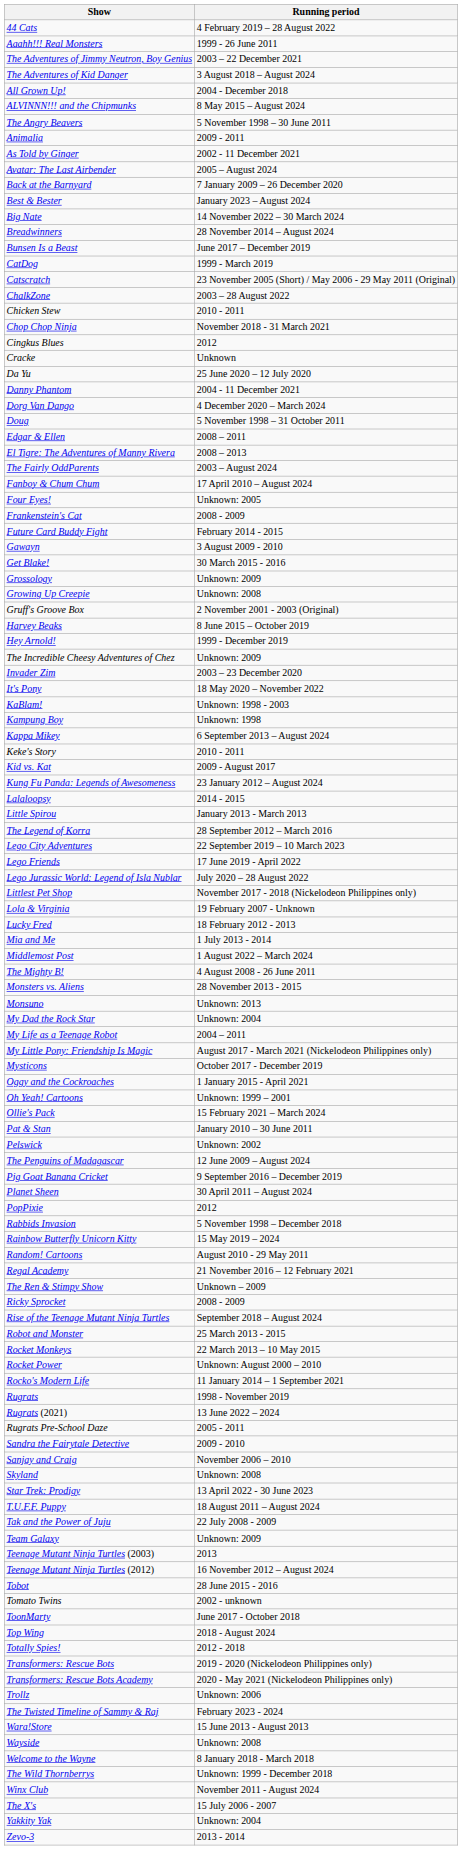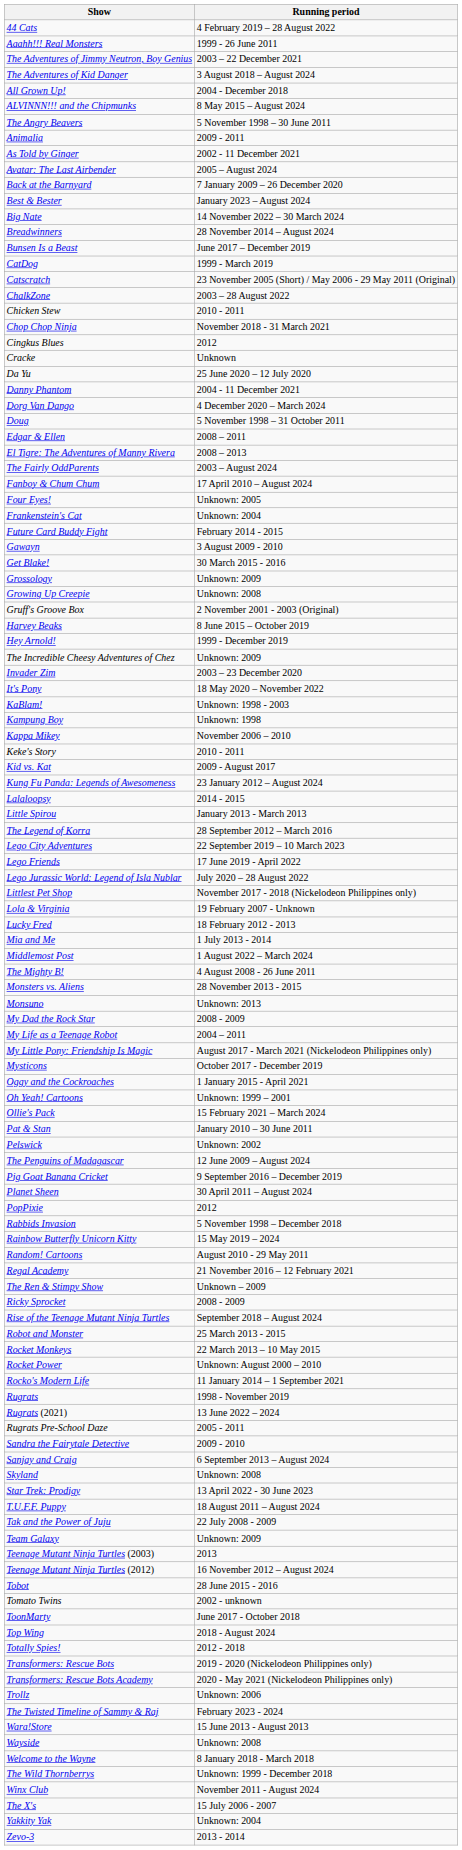(221, 515) 2008 - 2009 -> (229, 515) Unknown: 2004
(263, 736) 6 September 2013 – August 2024 -> (244, 736) November 2006 – 2010
(229, 1019) Unknown: 2004 -> (221, 1019) 2008 - 2009
(244, 1459) November 2006 – 2010 -> (263, 1459) 6 September 2013 – August 2024
